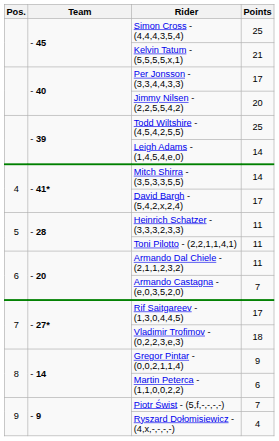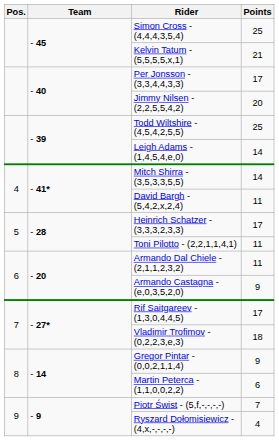(258, 201) 17 -> (258, 201) 11
(258, 225) 11 -> (258, 225) 17
(258, 287) 7 -> (258, 287) 9
